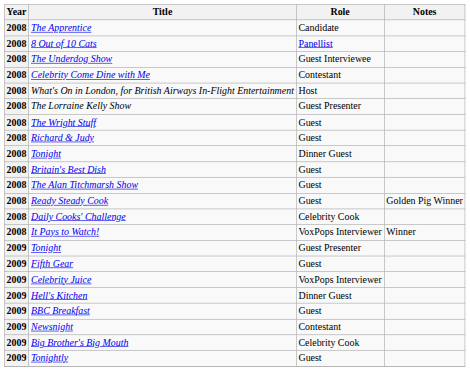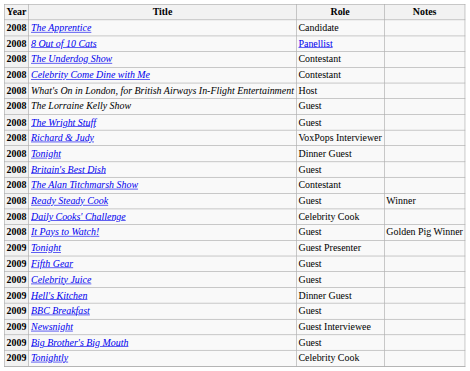(335, 59) Guest Interviewee -> (320, 59) Contestant
(330, 106) Guest Presenter -> (310, 106) Guest
(310, 138) Guest -> (340, 138) VoxPops Interviewer
(310, 185) Guest -> (320, 185) Contestant
(425, 201) Golden Pig Winner -> (401, 201) Winner
(340, 232) VoxPops Interviewer -> (310, 232) Guest
(401, 232) Winner -> (425, 232) Golden Pig Winner
(340, 279) VoxPops Interviewer -> (310, 279) Guest
(320, 327) Contestant -> (335, 327) Guest Interviewee
(329, 342) Celebrity Cook -> (310, 342) Guest
(310, 358) Guest -> (329, 358) Celebrity Cook
